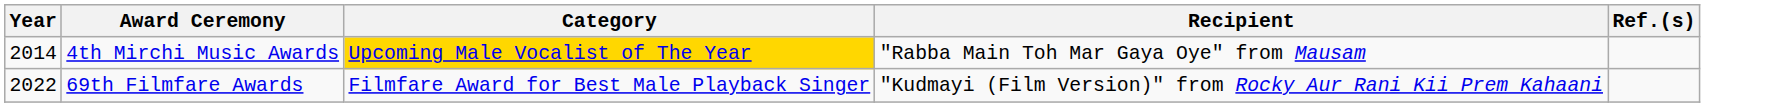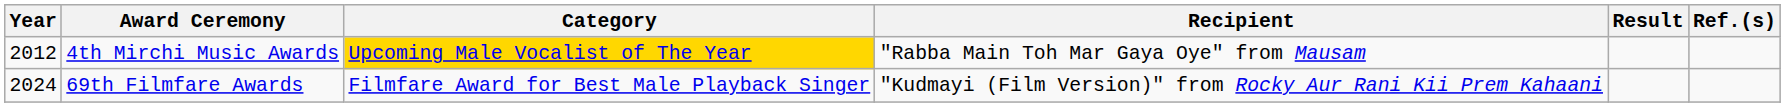+ column: (1648, 21)
(33, 53) 2014 -> (33, 53) 2012
(33, 85) 2022 -> (33, 85) 2024
